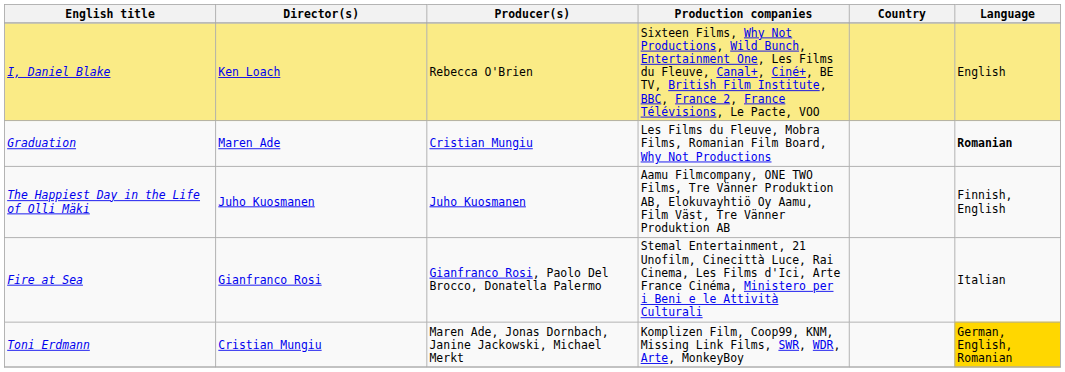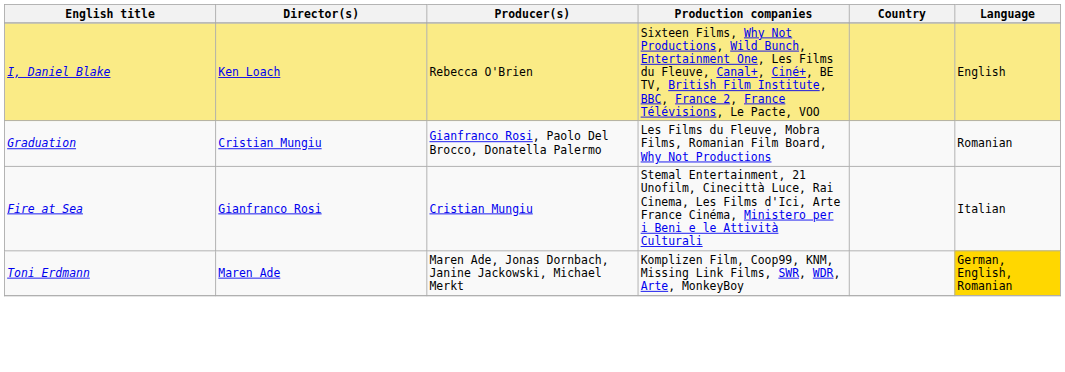(249, 143) Maren Ade -> (270, 143) Cristian Mungiu
(481, 143) Cristian Mungiu -> (519, 143) Gianfranco Rosi, Paolo Del Brocco, Donatella Palermo
(985, 143) bold -> (985, 143) normal
- row: (104, 202)
(519, 280) Gianfranco Rosi, Paolo Del Brocco, Donatella Palermo -> (481, 208) Cristian Mungiu
(270, 345) Cristian Mungiu -> (249, 273) Maren Ade
